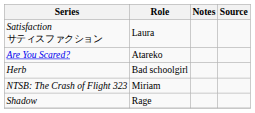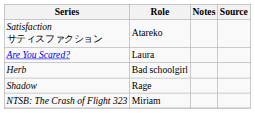(143, 33) Laura -> (147, 33) Atareko
(147, 55) Atareko -> (143, 55) Laura
rows swapped: (22, 100) <-> (67, 85)
